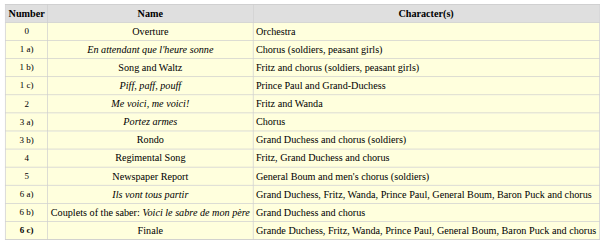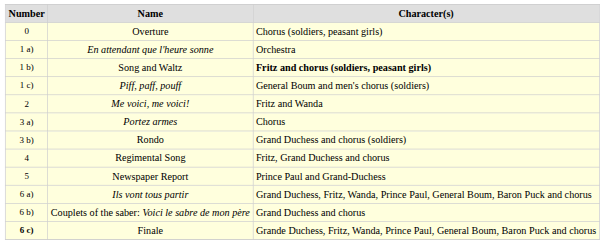(276, 31) Orchestra -> (319, 31) Chorus (soldiers, peasant girls)
(319, 49) Chorus (soldiers, peasant girls) -> (276, 49) Orchestra
(338, 68) normal -> (344, 68) bold
(321, 86) Prince Paul and Grand-Duchess -> (343, 86) General Boum and men's chorus (soldiers)
(343, 176) General Boum and men's chorus (soldiers) -> (321, 176) Prince Paul and Grand-Duchess
